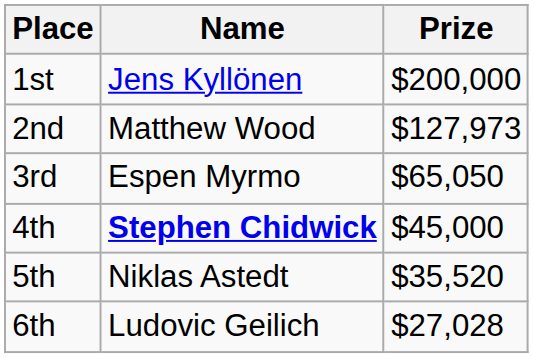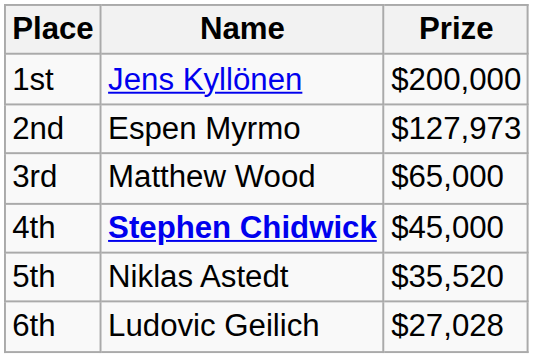(212, 128) Matthew Wood -> (204, 128) Espen Myrmo
(204, 177) Espen Myrmo -> (212, 177) Matthew Wood
(448, 177) $65,050 -> (448, 177) $65,000
